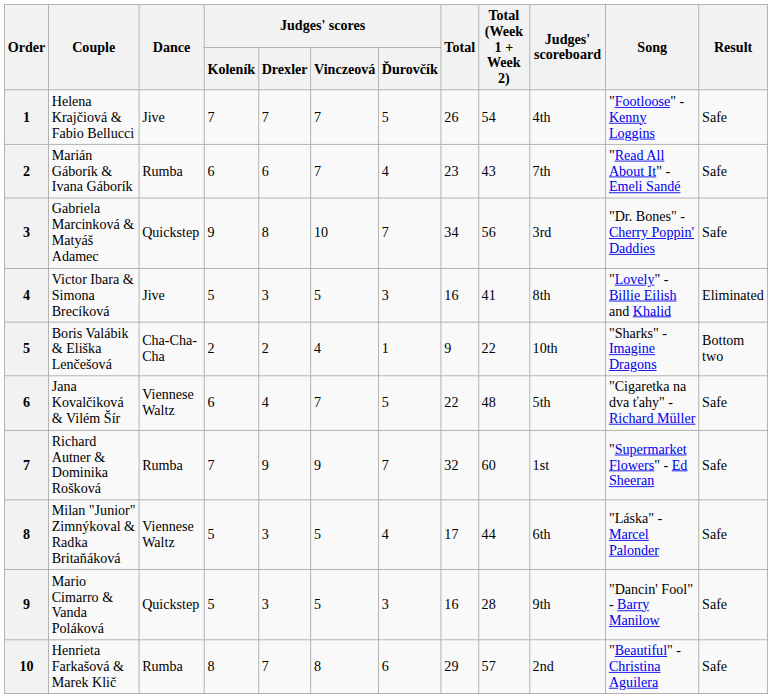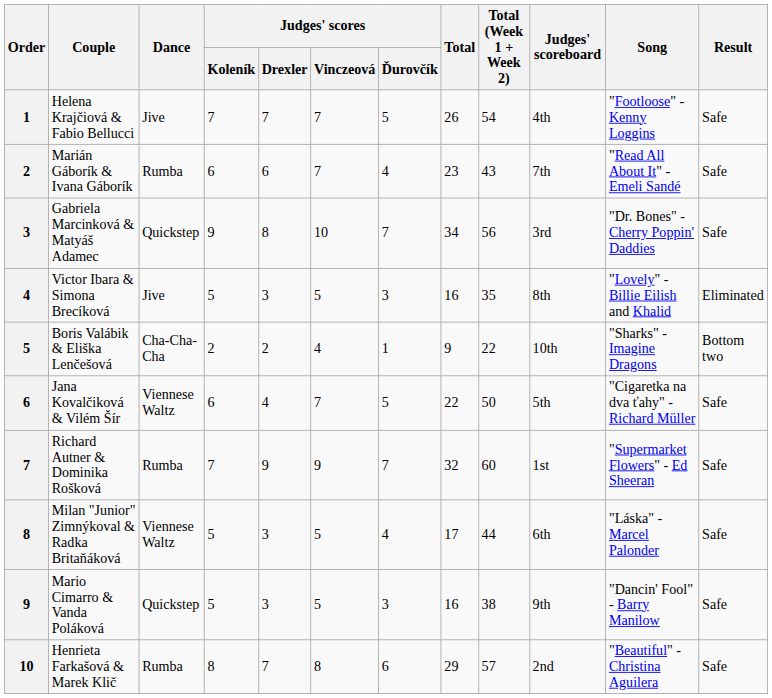(489, 295) 41 -> (489, 295) 35
(489, 403) 48 -> (489, 403) 50
(489, 604) 28 -> (489, 604) 38
